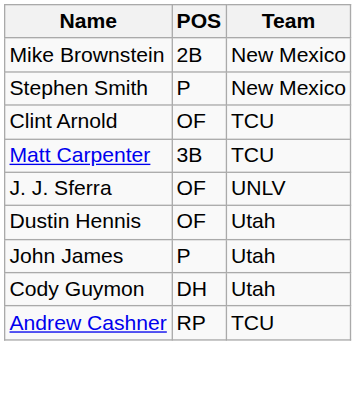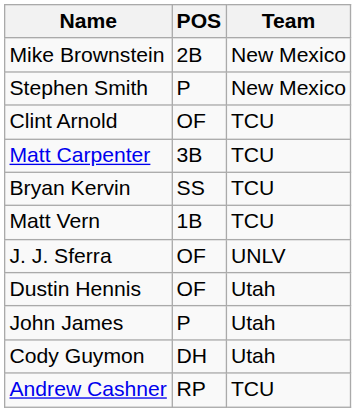+ row: (70, 188)
+ row: (55, 222)
